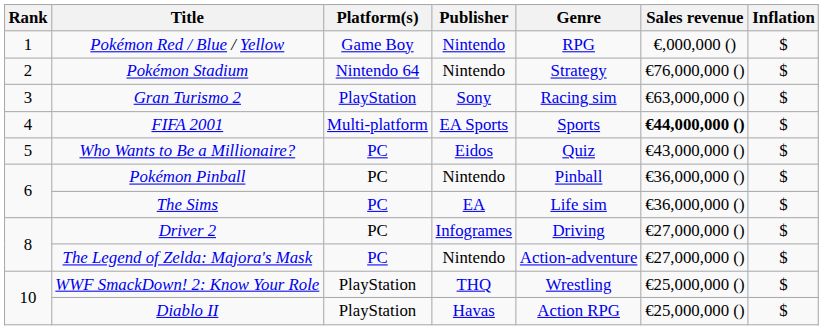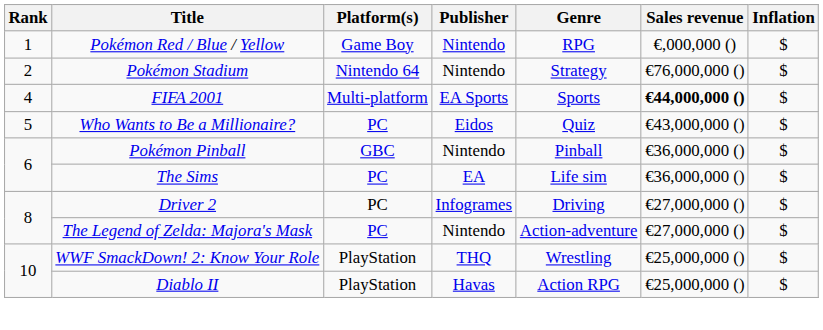- row: (187, 97)
(377, 177) PC -> (377, 151) GBC
